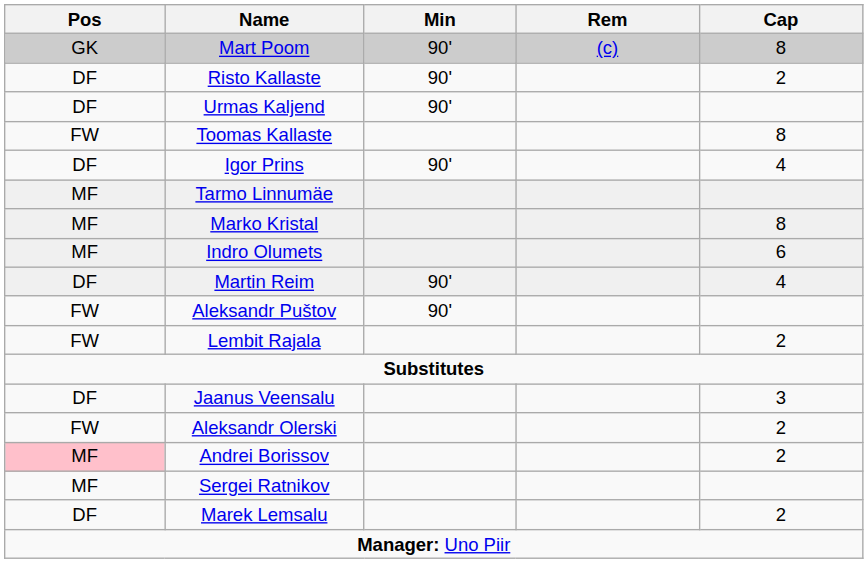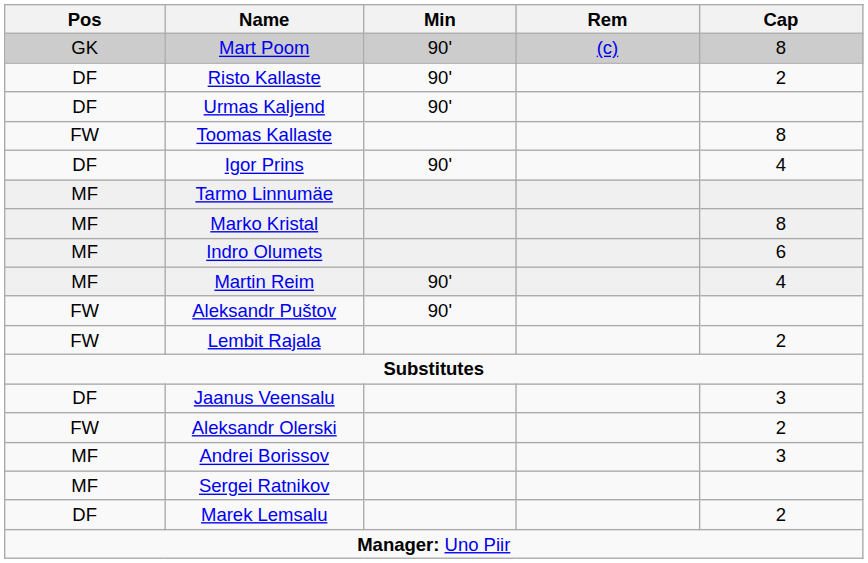(85, 281) DF -> (85, 281) MF
(85, 456) pink background -> (85, 456) no background
(781, 456) 2 -> (781, 456) 3
